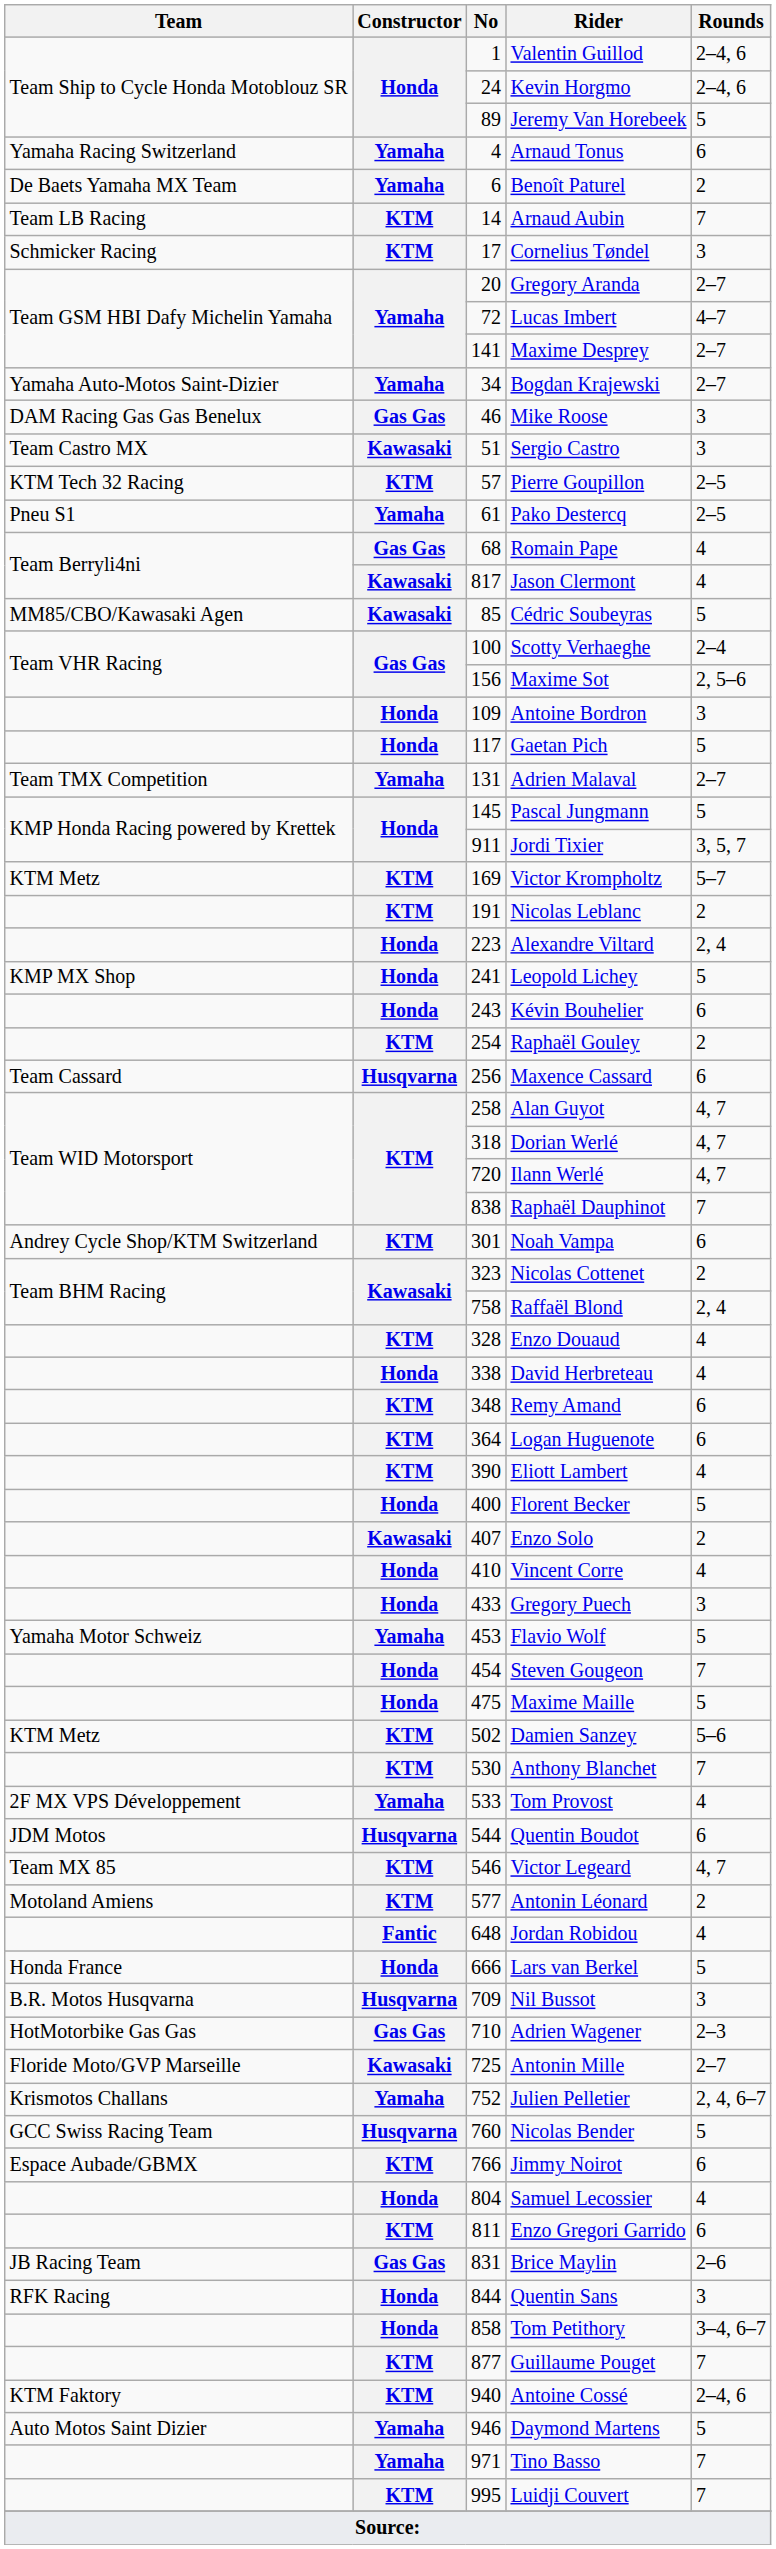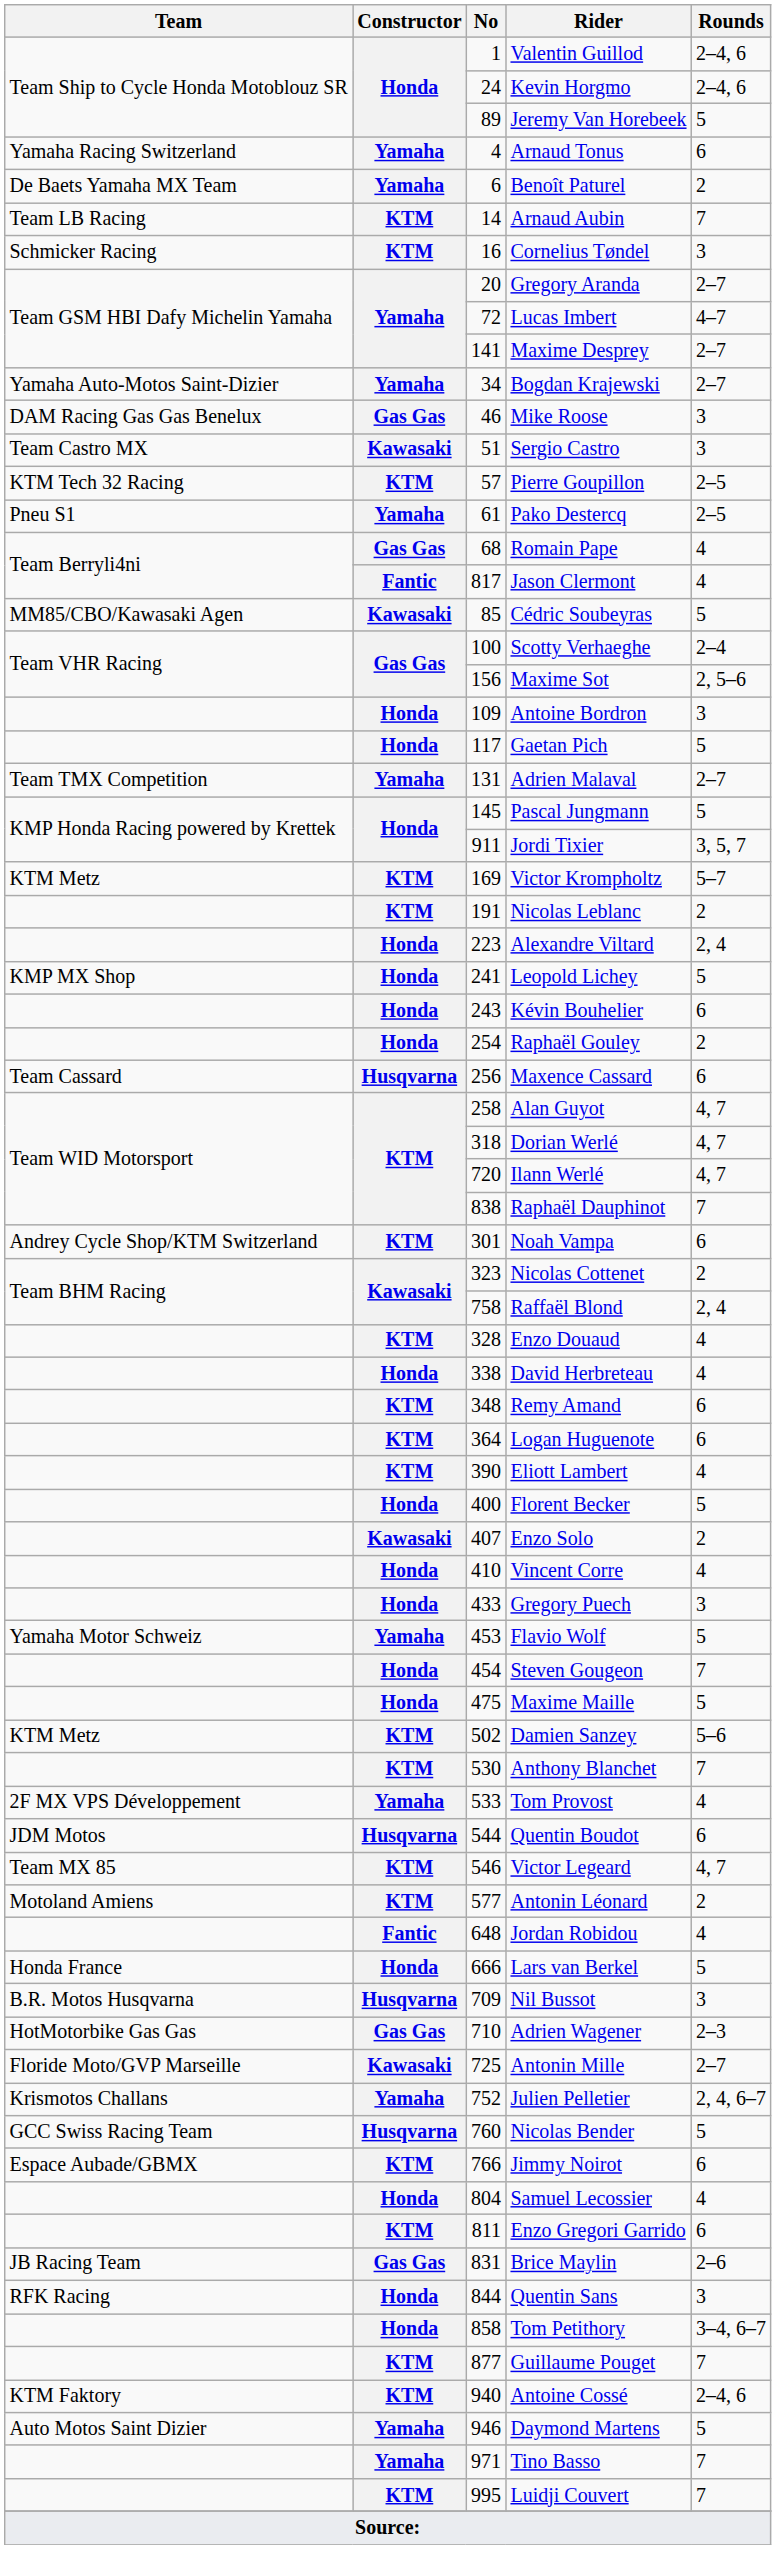(491, 251) 17 -> (491, 251) 16
(409, 581) Kawasaki -> (409, 581) Fantic
(409, 1043) KTM -> (409, 1043) Honda
